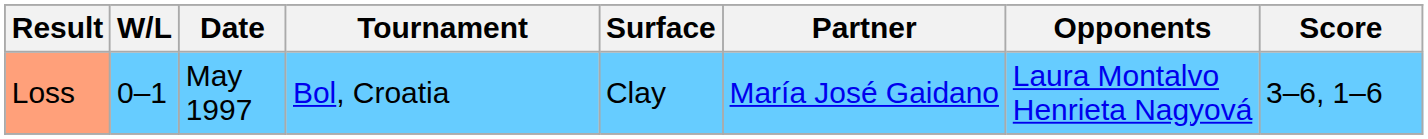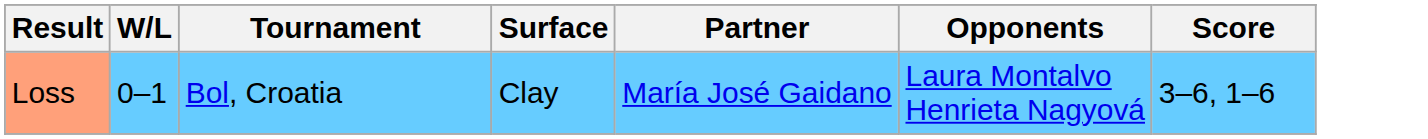- column: (232, 28)
